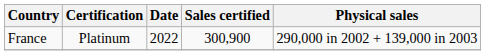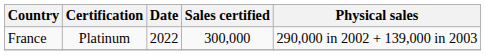(227, 38) 300,900 -> (227, 38) 300,000
